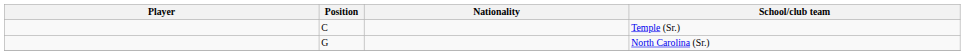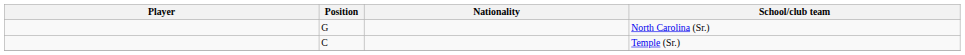rows swapped: (656, 27) <-> (670, 43)
